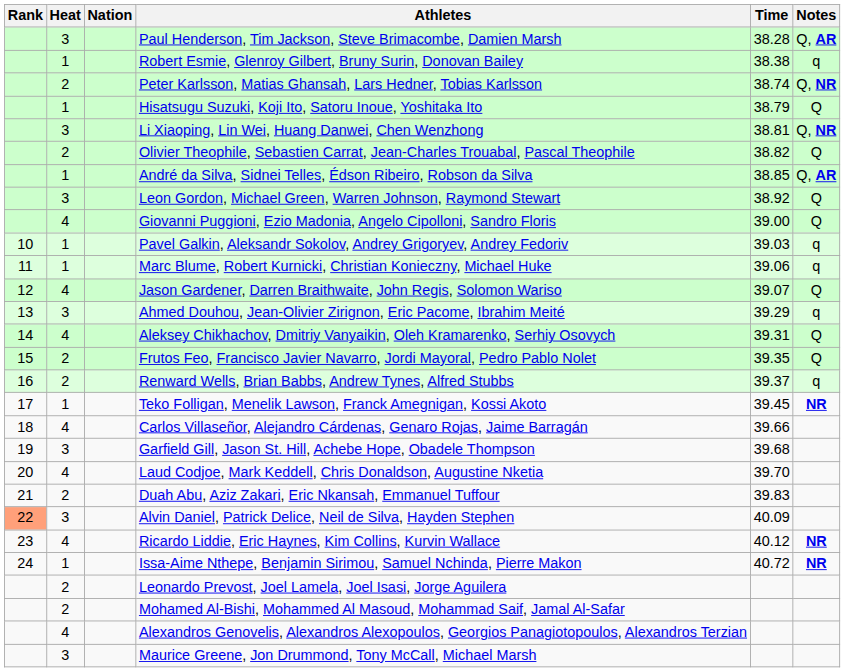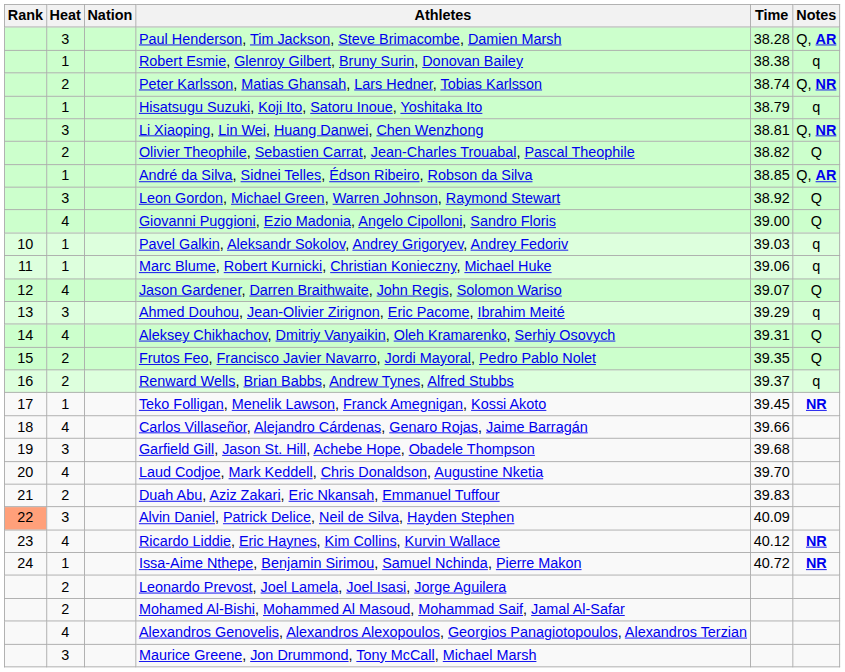(816, 107) Q -> (816, 107) q
